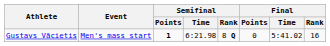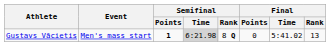(201, 35) no background -> (201, 35) lightgrey background
(315, 35) 16 -> (315, 35) 13
